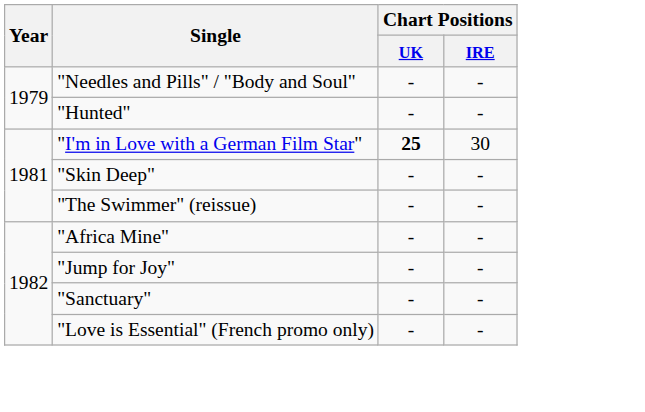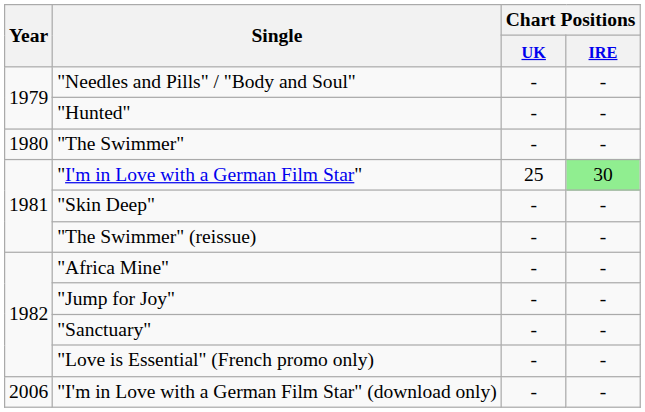+ row: (121, 143)
(411, 143) bold -> (534, 174) normal
(480, 143) no background -> (603, 174) lightgreen background
+ row: (277, 391)
